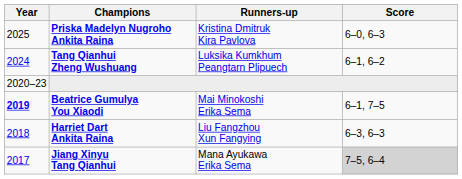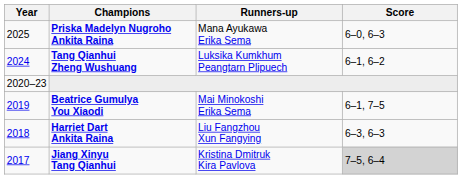(234, 35) Kristina Dmitruk Kira Pavlova -> (233, 35) Mana Ayukawa Erika Sema
(18, 106) bold -> (18, 106) normal
(233, 161) Mana Ayukawa Erika Sema -> (234, 161) Kristina Dmitruk Kira Pavlova
